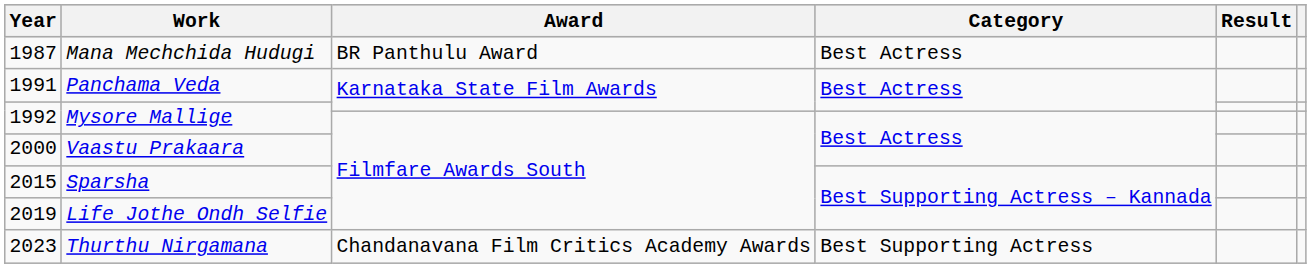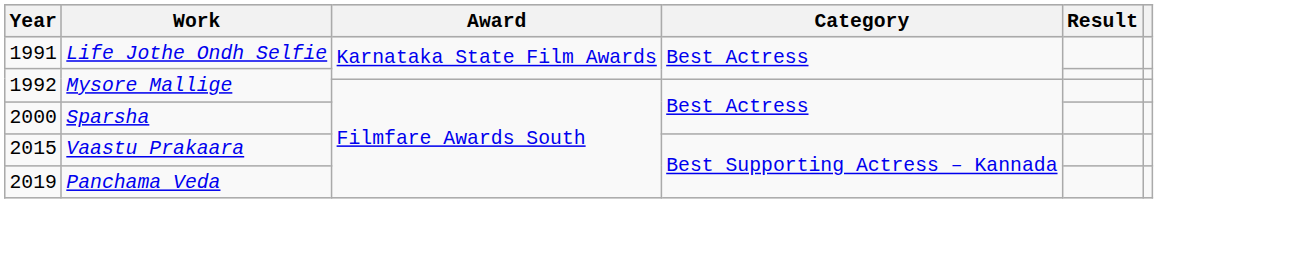- row: (33, 53)
(143, 85) Panchama Veda -> (197, 53) Life Jothe Ondh Selfie
(155, 150) Vaastu Prakaara -> (108, 117) Sparsha
(108, 182) Sparsha -> (155, 150) Vaastu Prakaara
(197, 214) Life Jothe Ondh Selfie -> (143, 182) Panchama Veda
- row: (33, 246)
